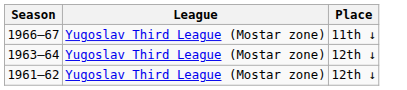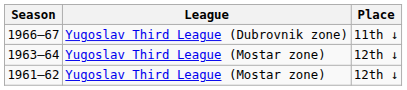(195, 35) Yugoslav Third League (Mostar zone) -> (207, 35) Yugoslav Third League (Dubrovnik zone)
